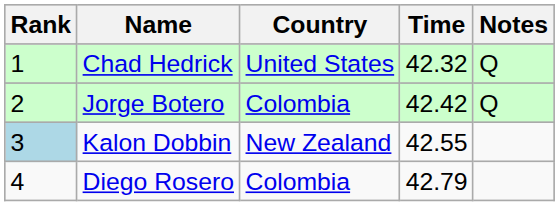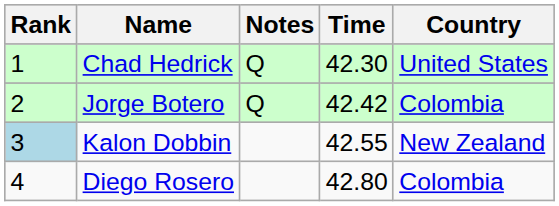columns swapped: (320, 25) <-> (514, 25)
(437, 64) 42.32 -> (357, 64) 42.30
(437, 182) 42.79 -> (357, 182) 42.80
